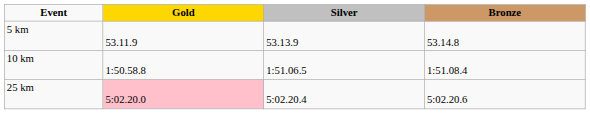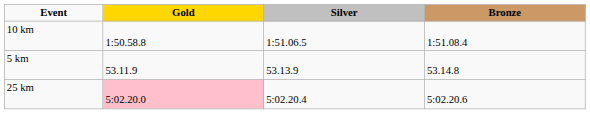rows swapped: (18, 30) <-> (20, 59)
